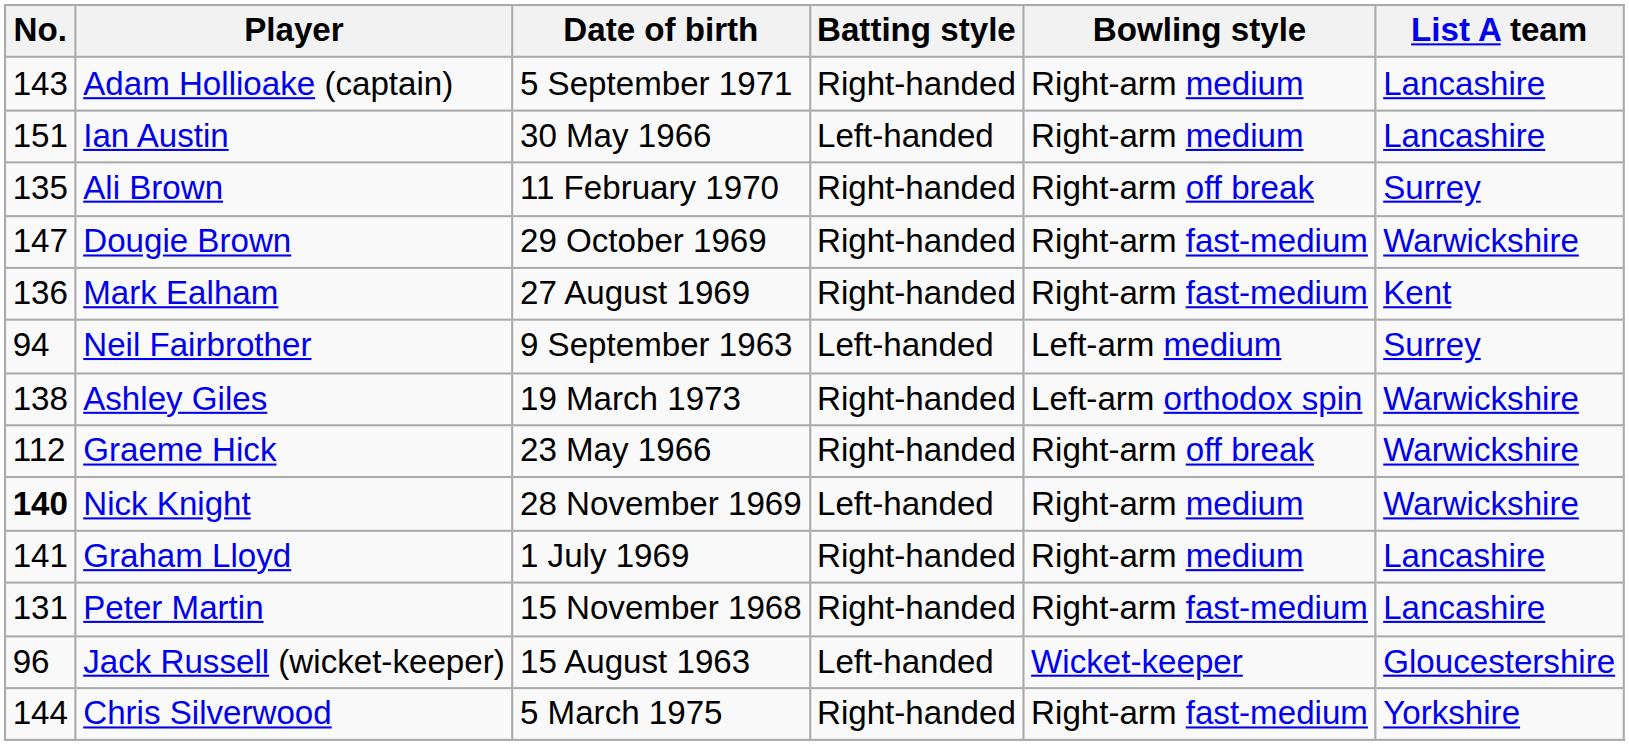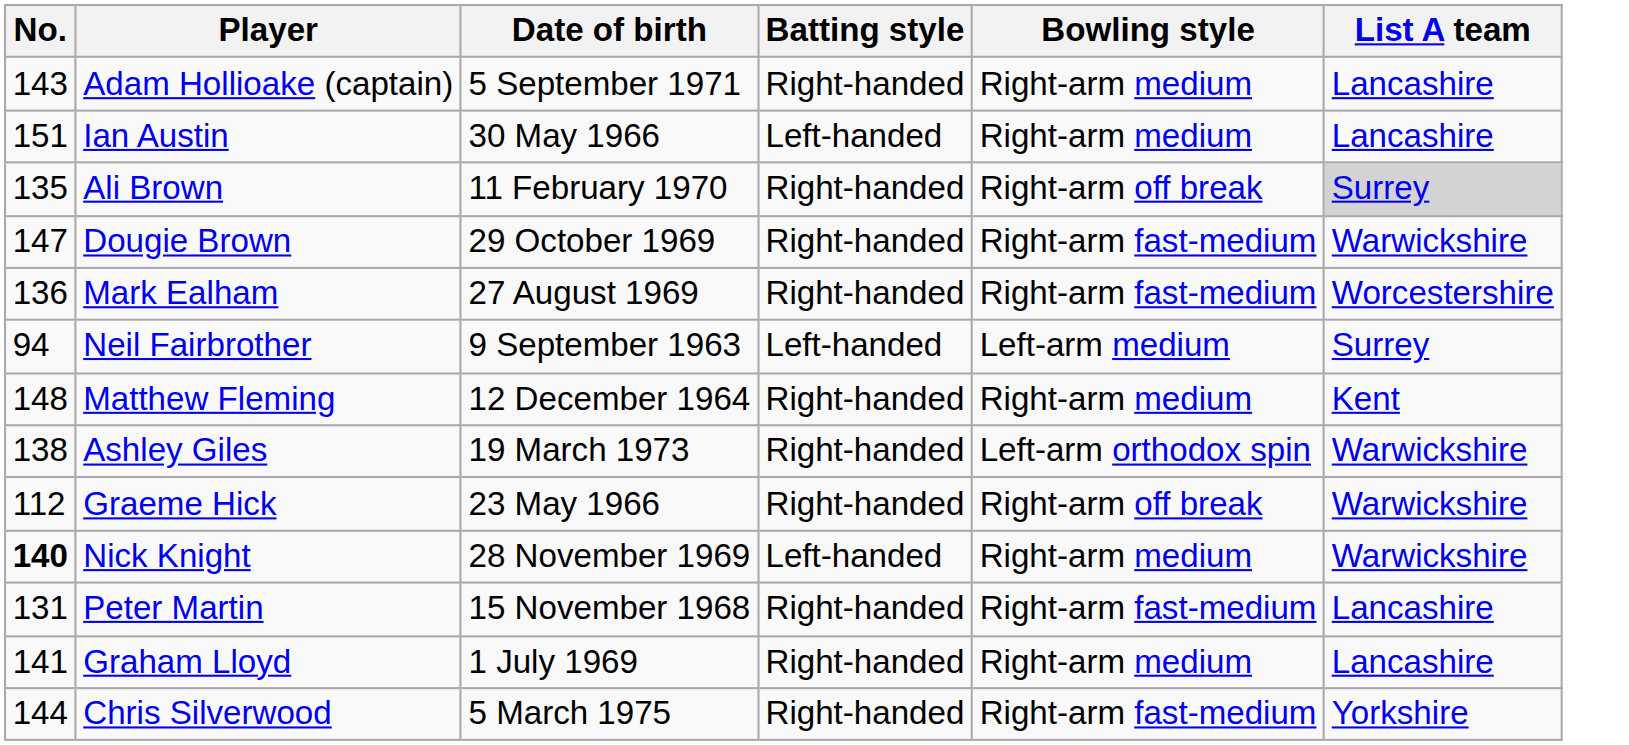(1432, 188) no background -> (1381, 188) lightgrey background
(1417, 293) Kent -> (1443, 293) Worcestershire
+ row: (209, 398)
rows swapped: (187, 556) <-> (173, 608)
- row: (294, 661)
